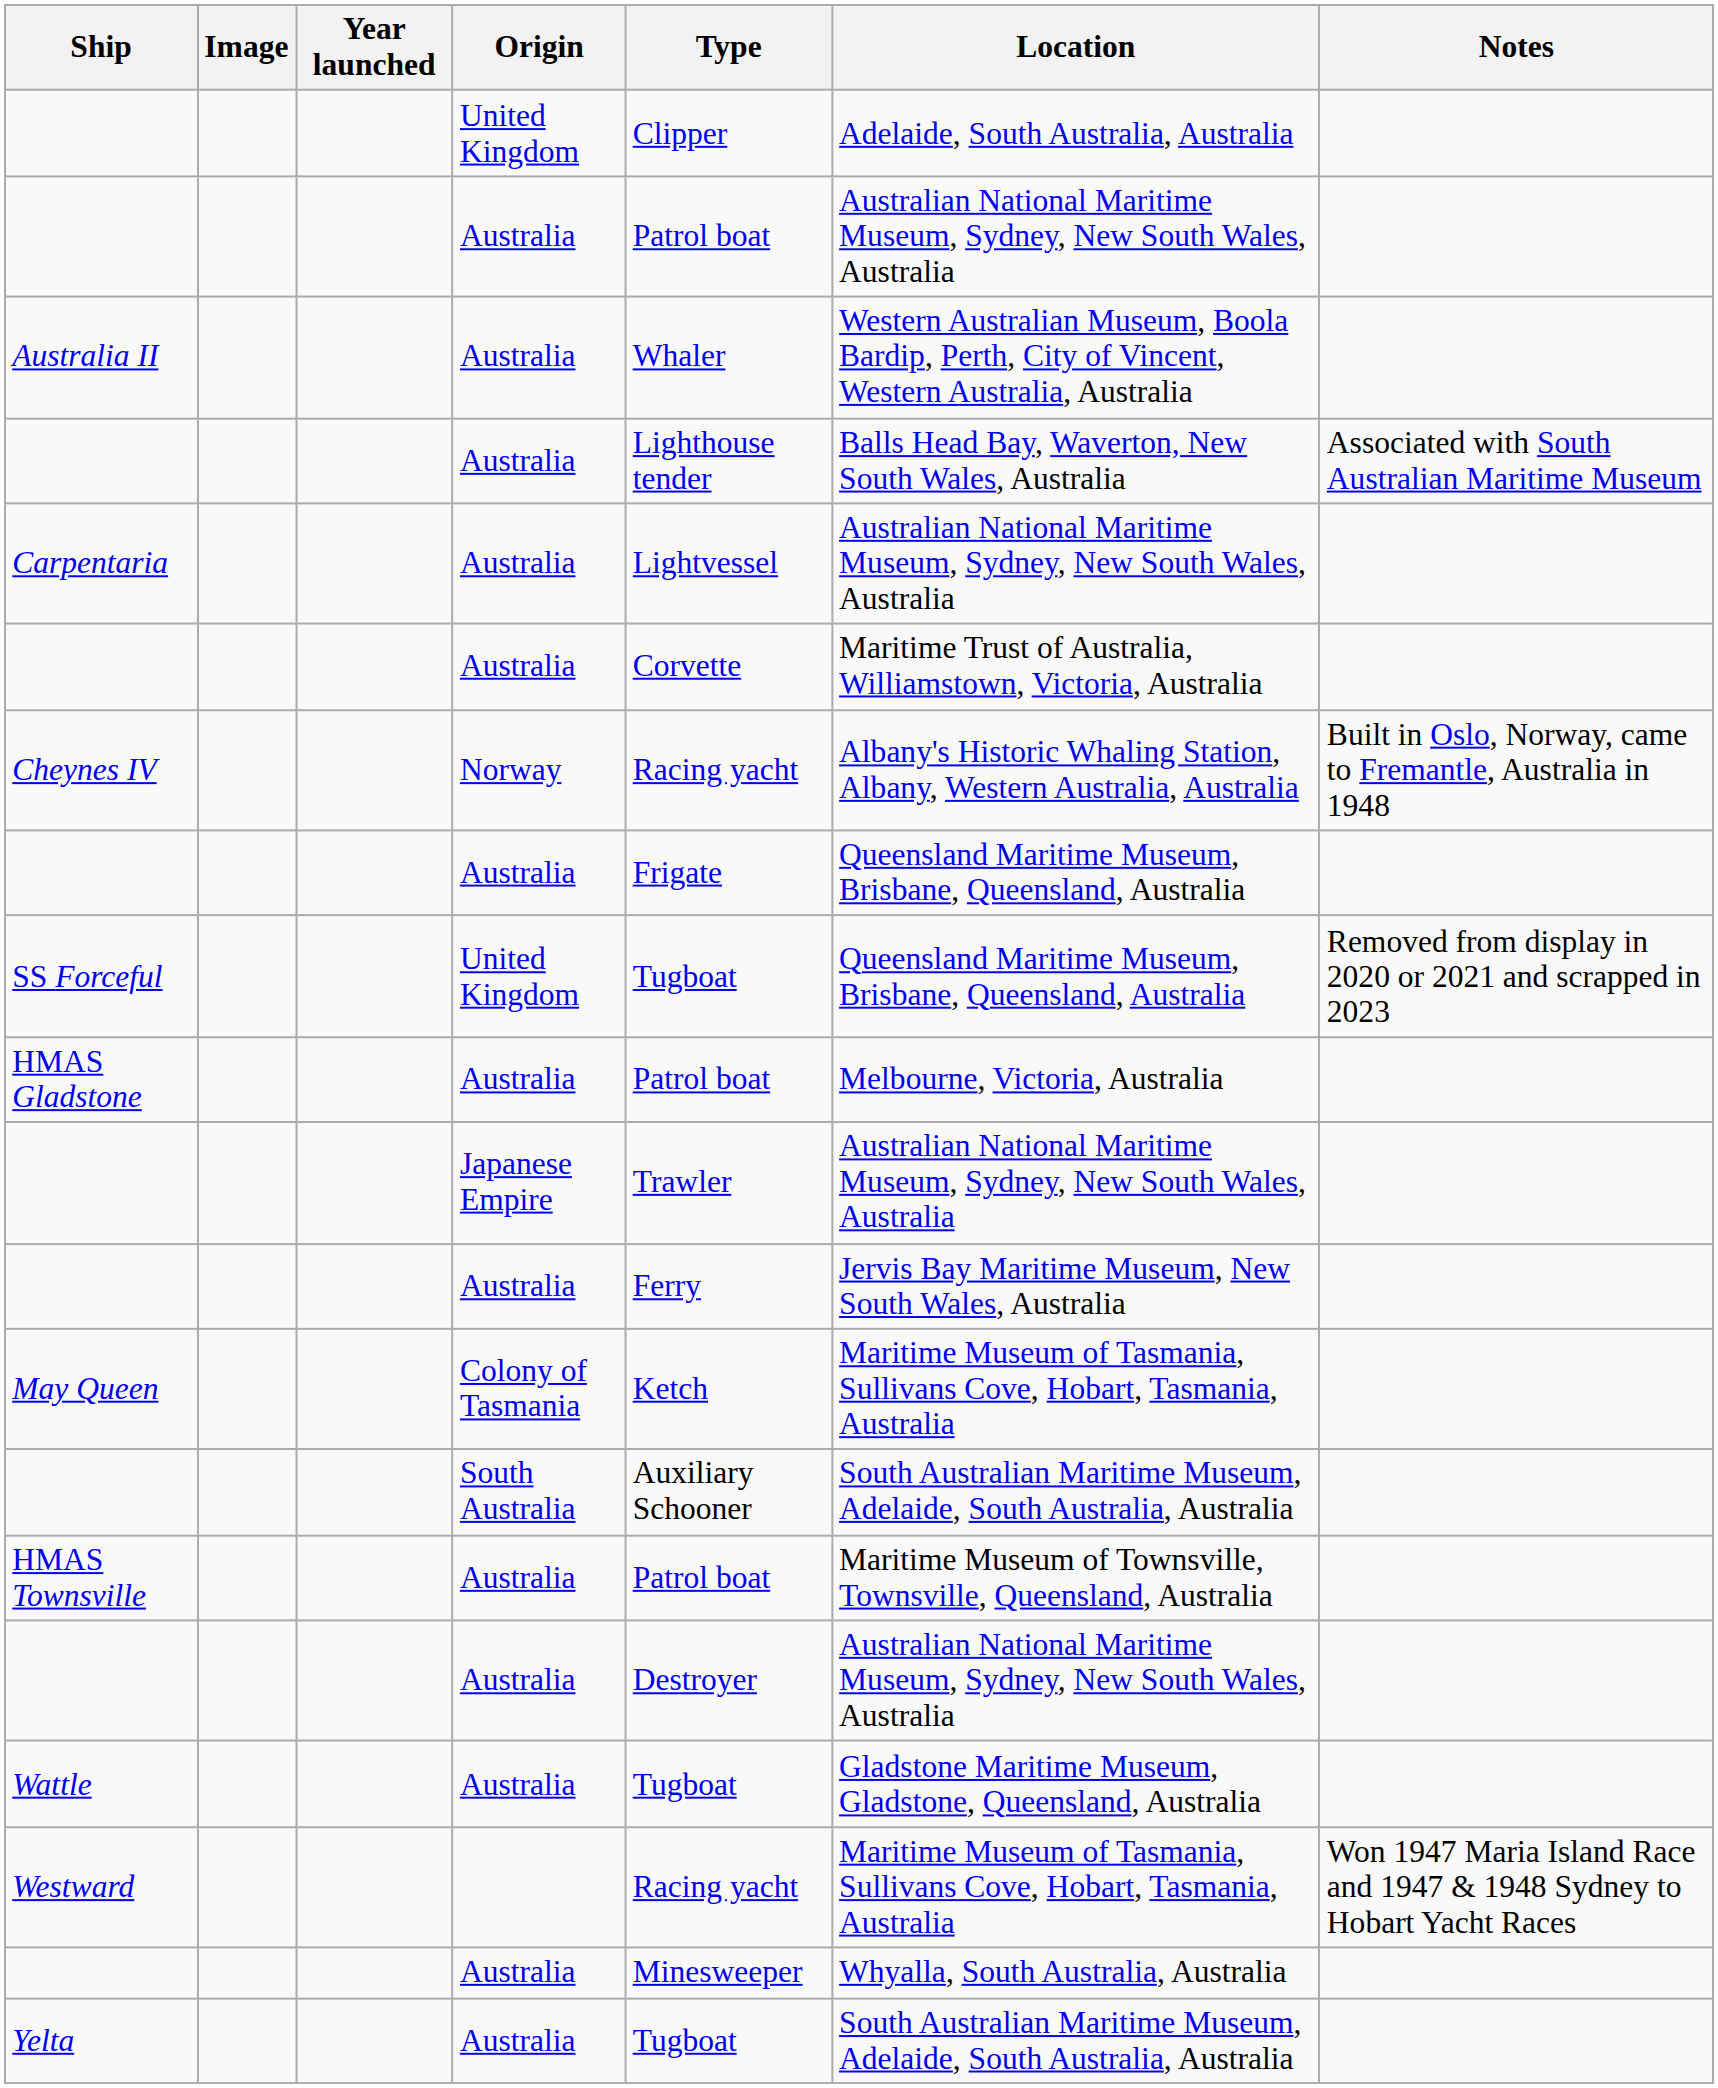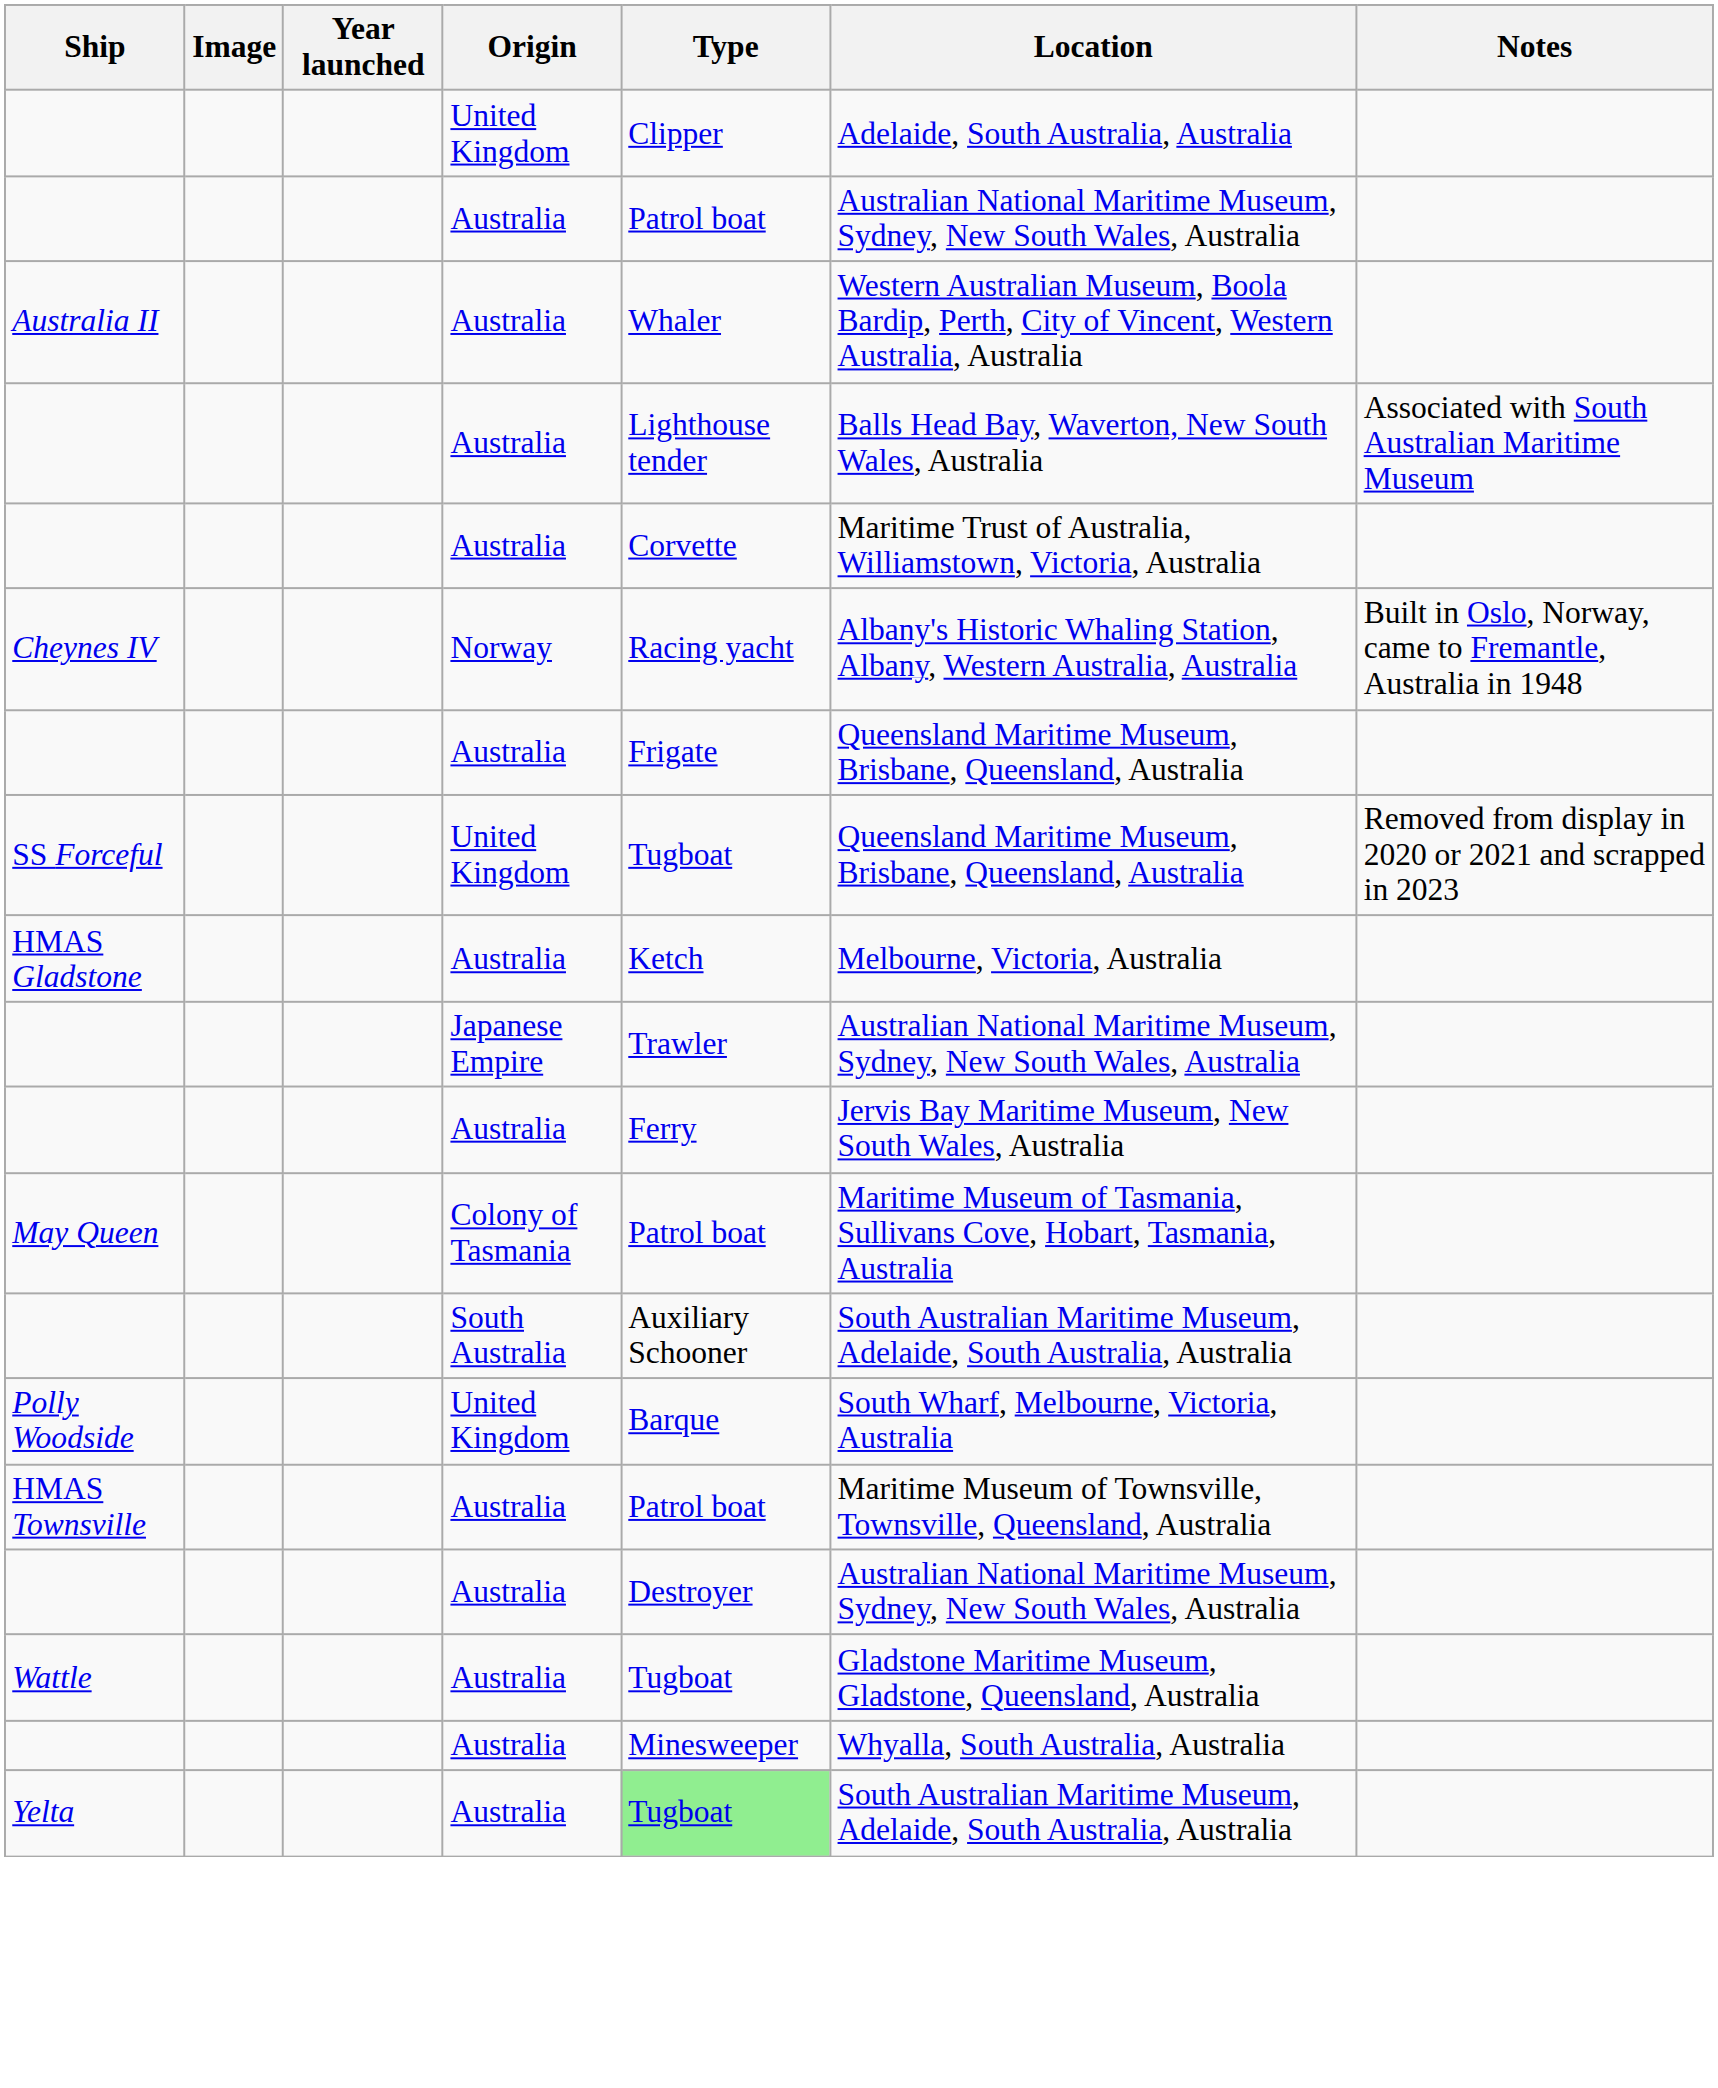- row: (90, 563)
(701, 1079) Patrol boat -> (666, 958) Ketch
(670, 1388) Ketch -> (697, 1232) Patrol boat
+ row: (73, 1420)
- row: (73, 1886)
(685, 2039) no background -> (680, 1812) lightgreen background
